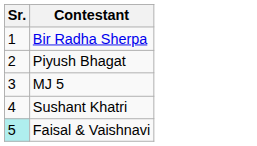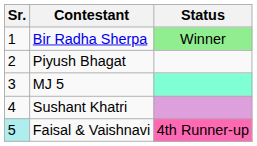+ column: (203, 15)
